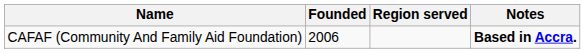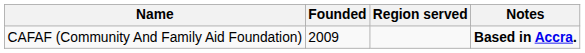(324, 37) 2006 -> (324, 37) 2009
